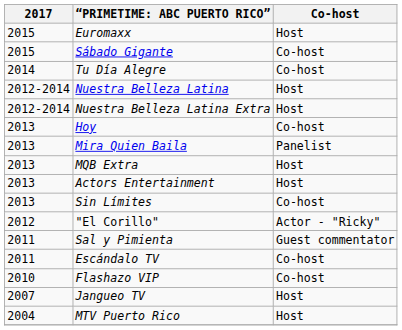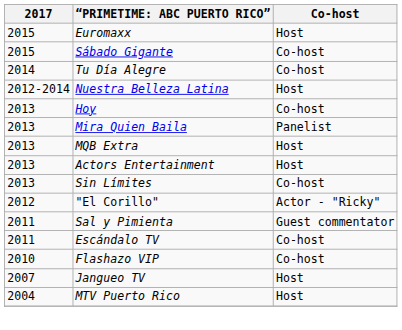- row: (173, 108)
